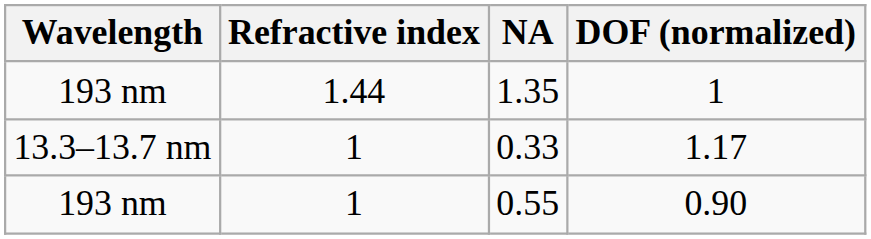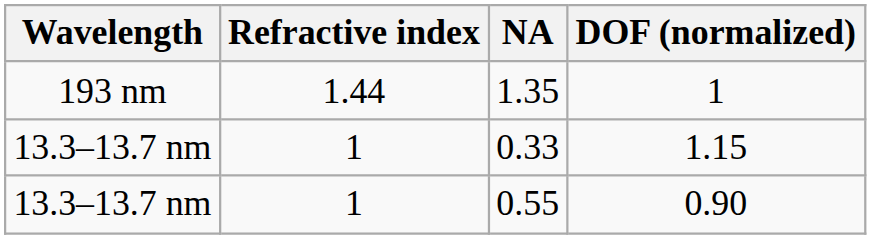(716, 146) 1.17 -> (716, 146) 1.15
(112, 203) 193 nm -> (112, 203) 13.3–13.7 nm
